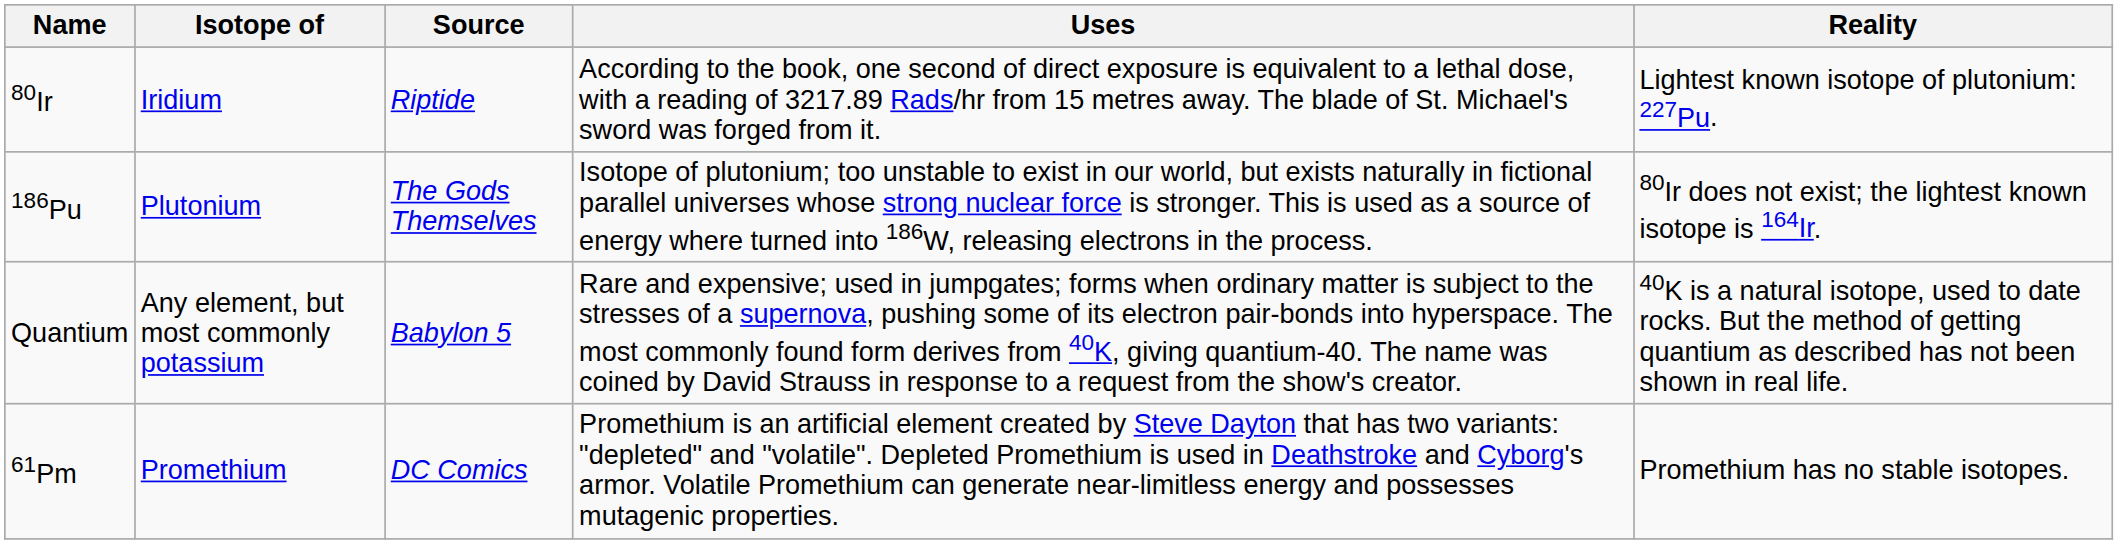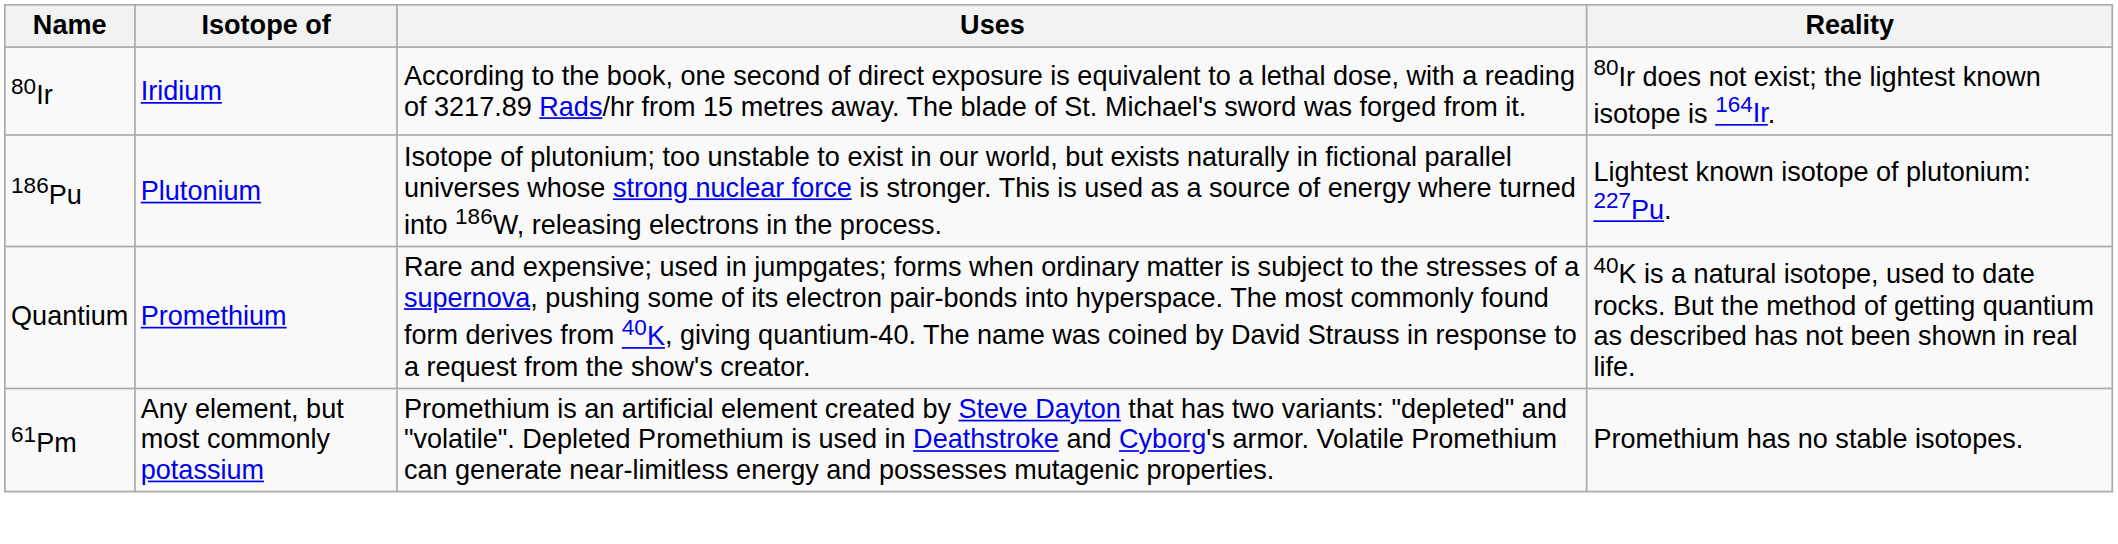- column: (479, 25)
(1858, 99) Lightest known isotope of plutonium: 227Pu. -> (1817, 91) 80Ir does not exist; the lightest known isotope is 164Ir.
(1863, 206) 80Ir does not exist; the lightest known isotope is 164Ir. -> (1812, 190) Lightest known isotope of plutonium: 227Pu.
(242, 332) Any element, but most commonly potassium -> (214, 317) Promethium
(214, 470) Promethium -> (242, 439) Any element, but most commonly potassium
